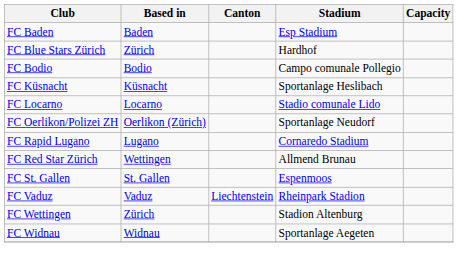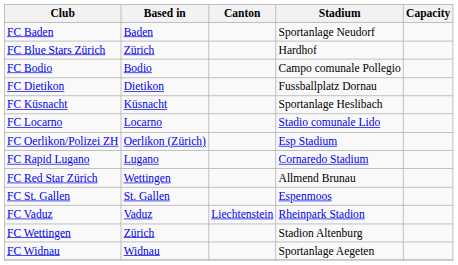(308, 31) Esp Stadium -> (327, 31) Sportanlage Neudorf
+ row: (36, 86)
(327, 123) Sportanlage Neudorf -> (308, 141) Esp Stadium
